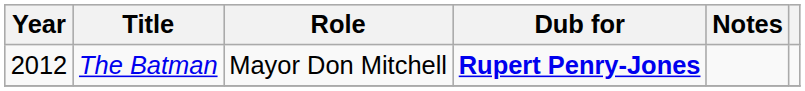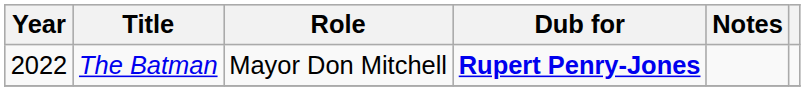(39, 65) 2012 -> (39, 65) 2022
